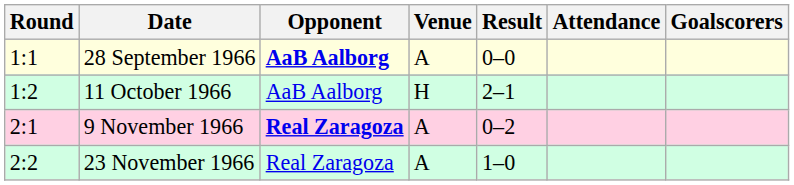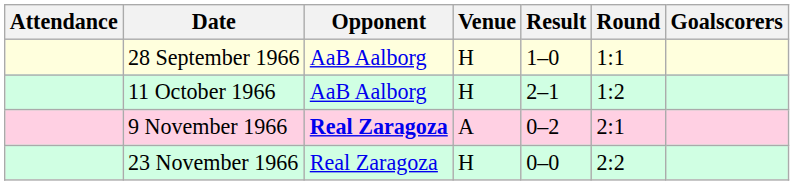columns swapped: (42, 22) <-> (606, 22)
(327, 57) bold -> (368, 57) normal
(422, 57) A -> (466, 57) H
(499, 57) 0–0 -> (543, 57) 1–0
(422, 162) A -> (466, 162) H
(499, 162) 1–0 -> (543, 162) 0–0
